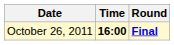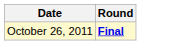- column: (112, 13)
